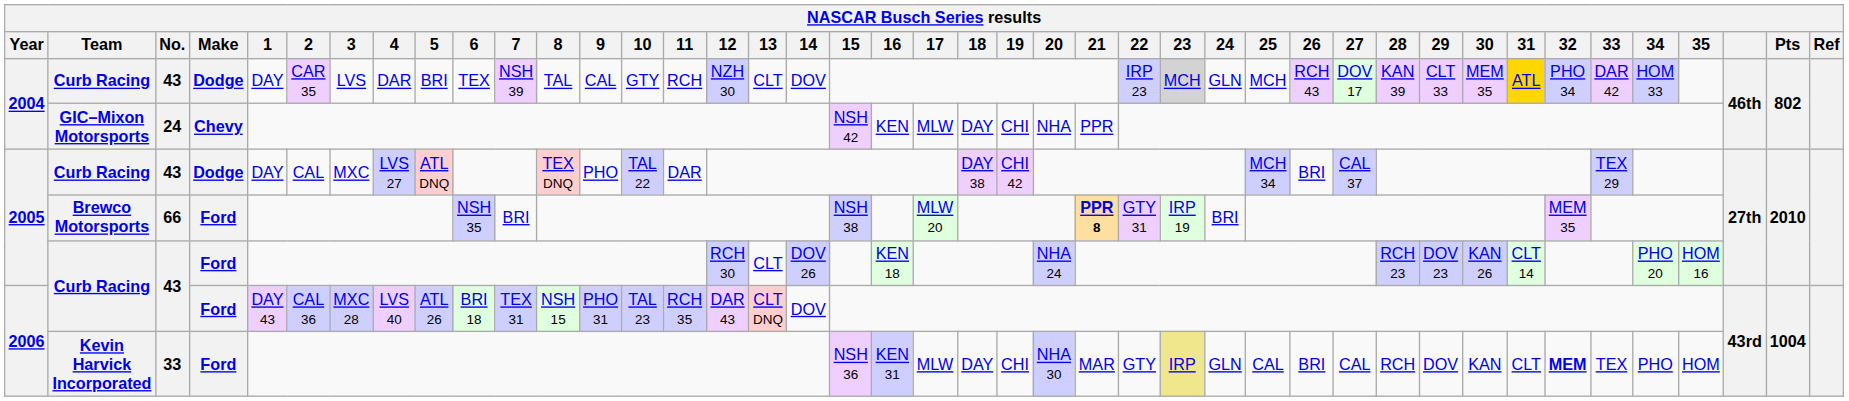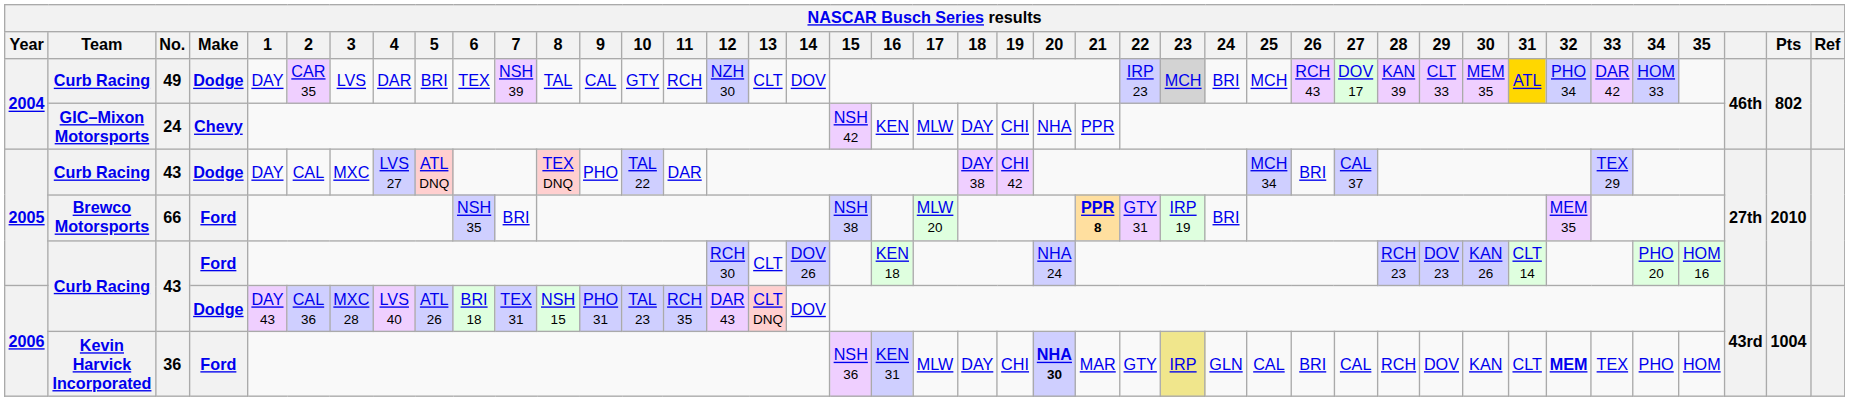(172, 81) 43 -> (172, 81) 49
(1225, 81) GLN -> (1226, 81) BRI
(218, 309) Ford -> (218, 309) Dodge
(172, 364) 33 -> (172, 364) 36
(1054, 363) normal -> (1054, 364) bold
